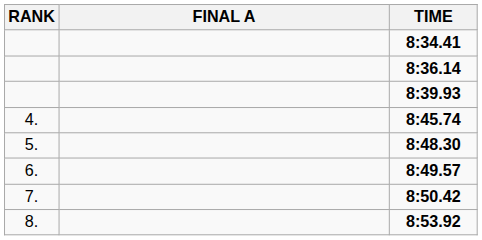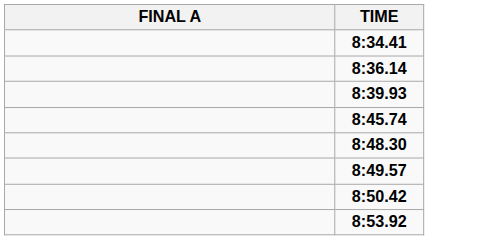- column: (32, 17)
